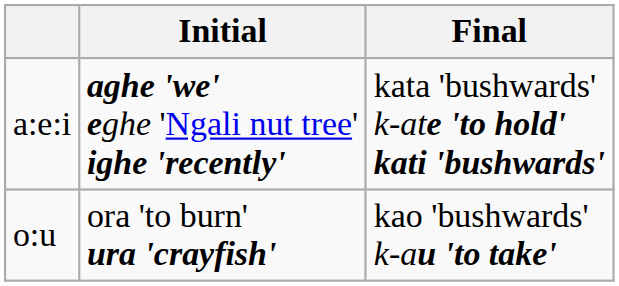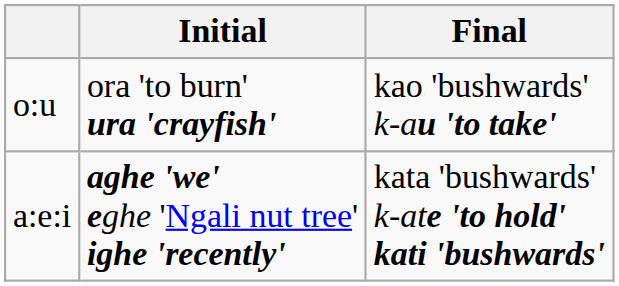rows swapped: (42, 123) <-> (35, 234)
